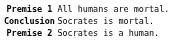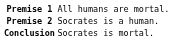rows swapped: (29, 34) <-> (29, 21)
